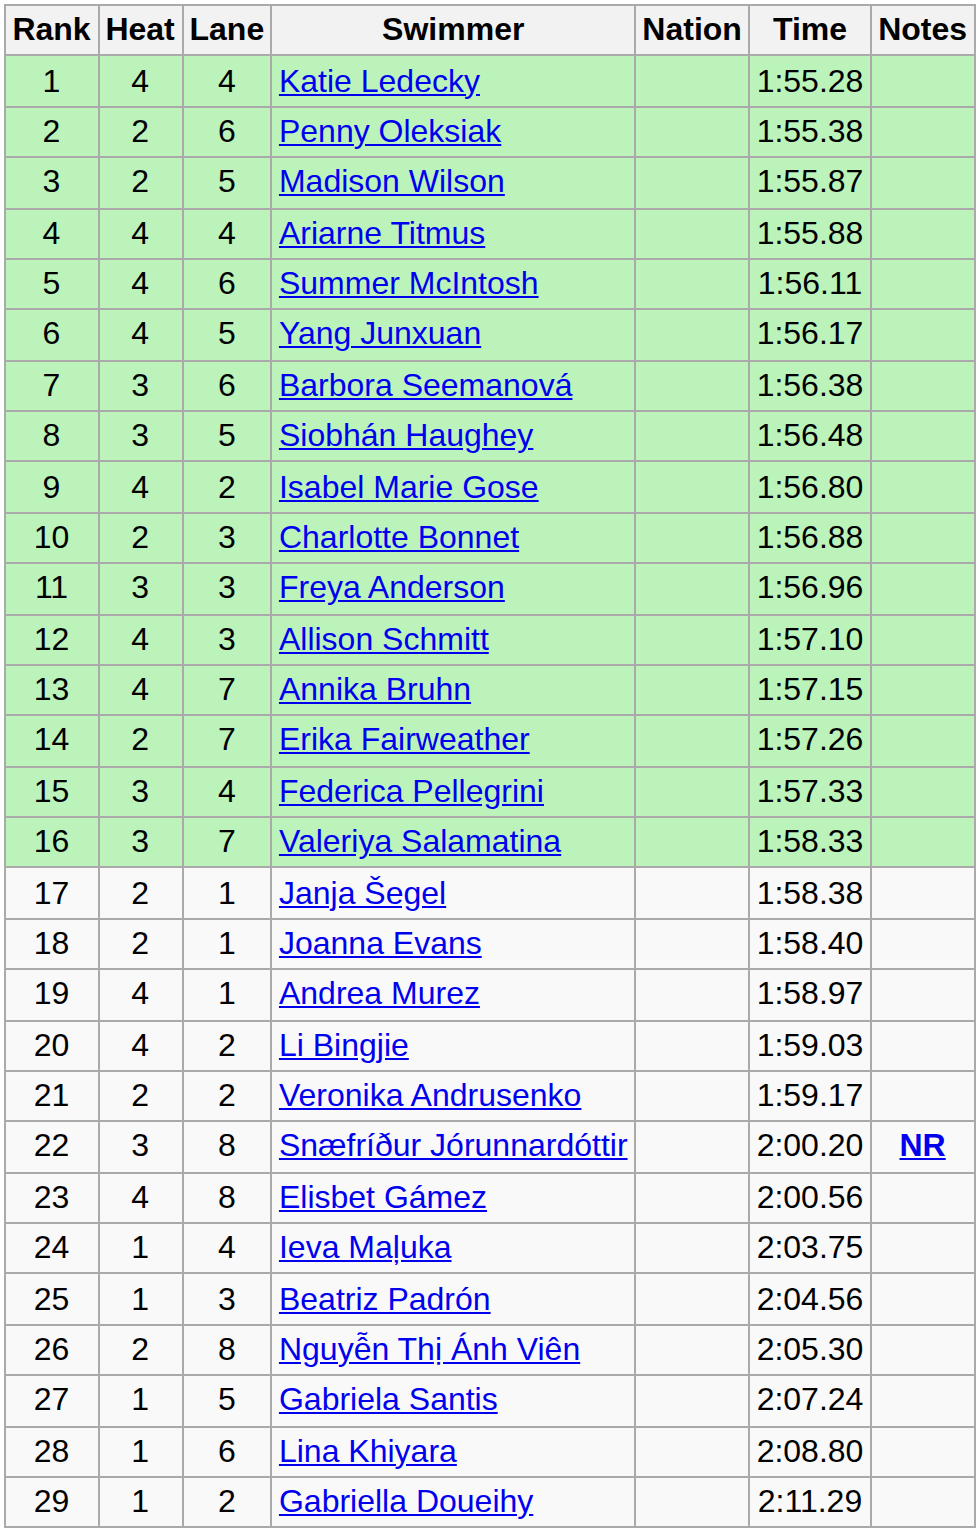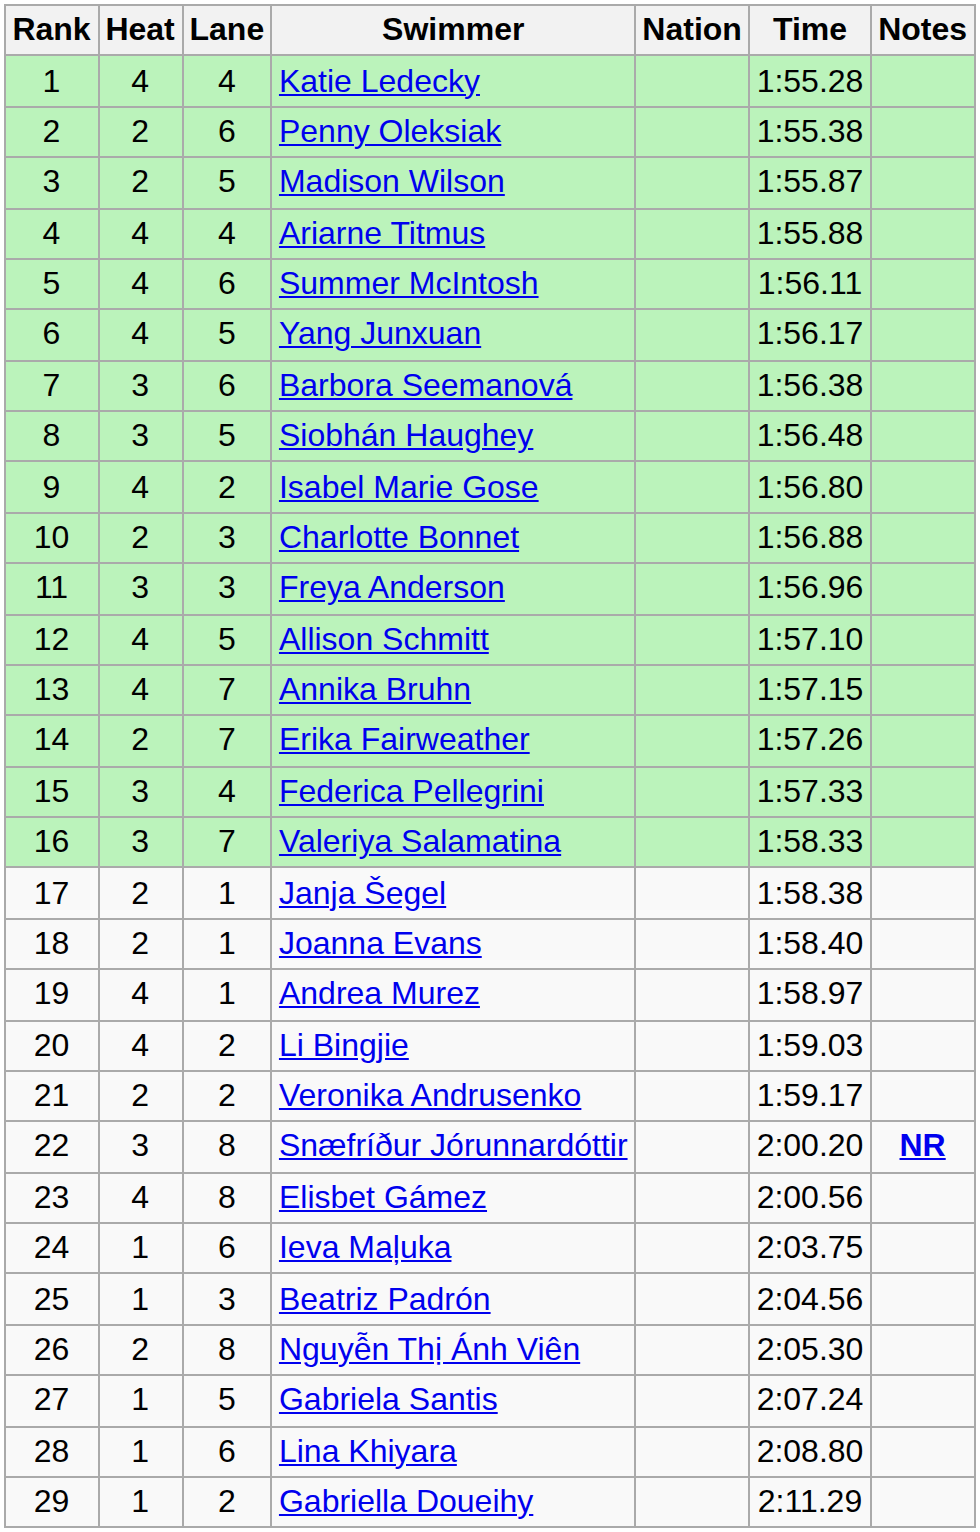(227, 638) 3 -> (227, 638) 5
(227, 1247) 4 -> (227, 1247) 6
